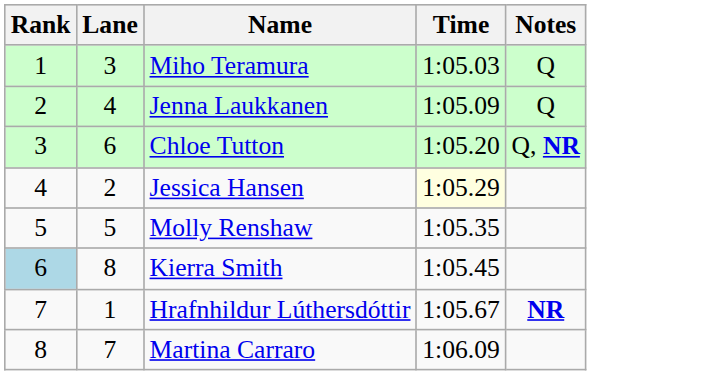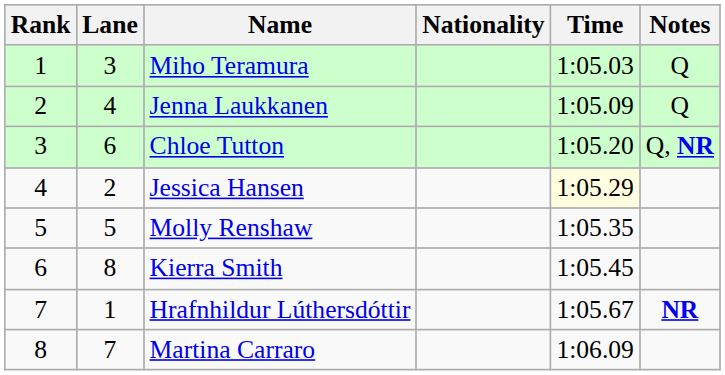+ column: (483, 24)
(41, 268) lightblue background -> (41, 268) no background
